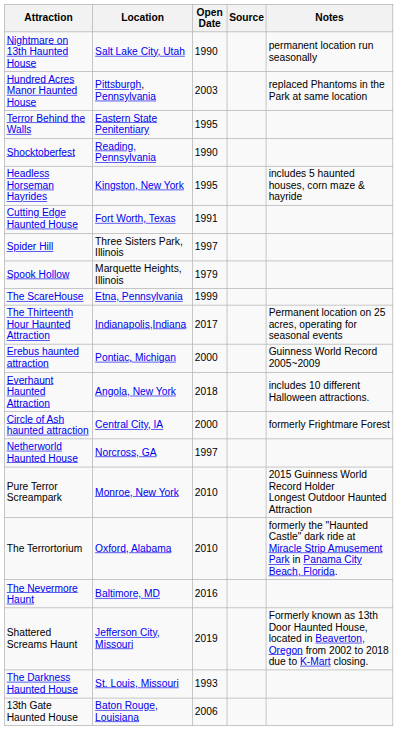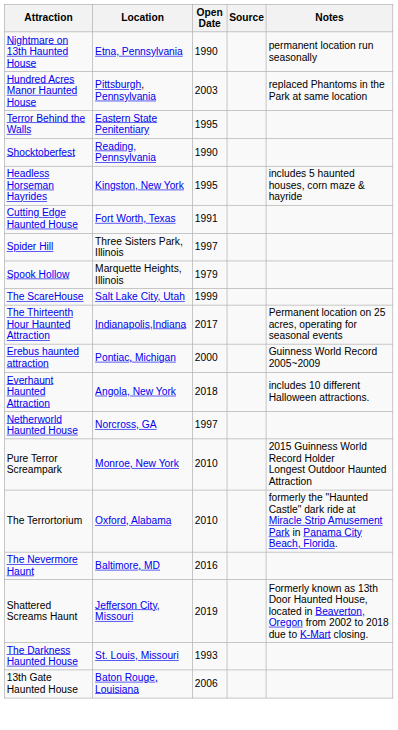(140, 51) Salt Lake City, Utah -> (139, 51) Etna, Pennsylvania
(139, 297) Etna, Pennsylvania -> (140, 297) Salt Lake City, Utah
- row: (48, 425)
